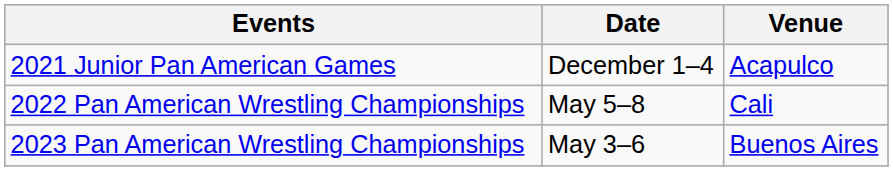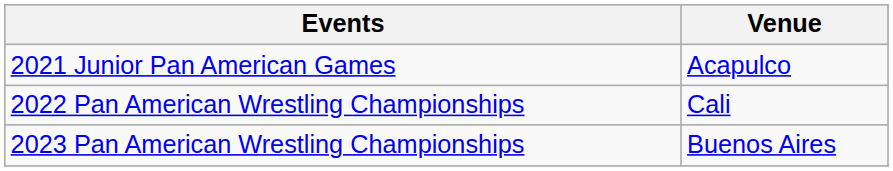- column: (633, 24)
